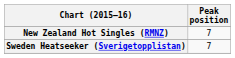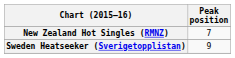(209, 46) 7 -> (209, 46) 9
